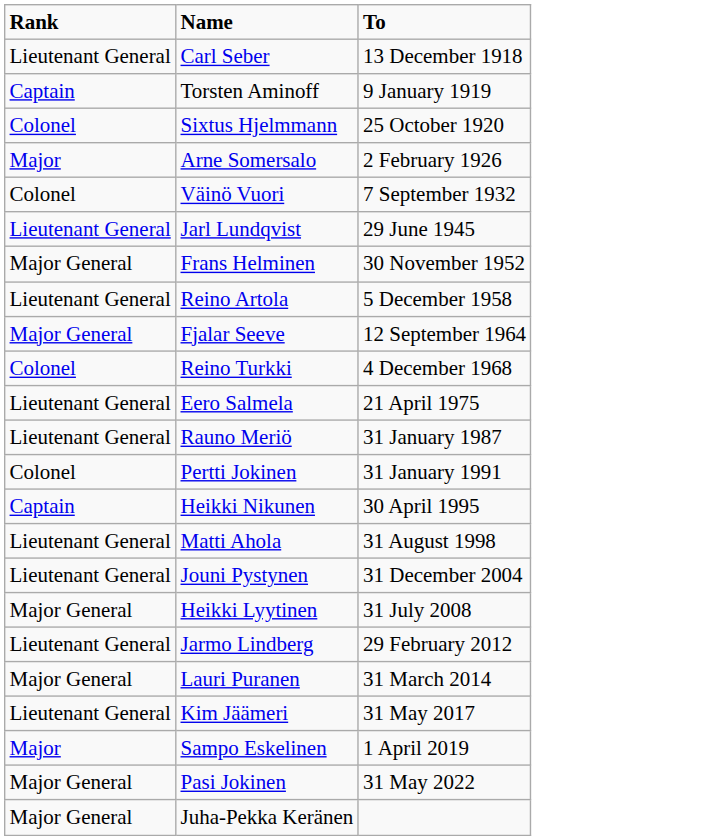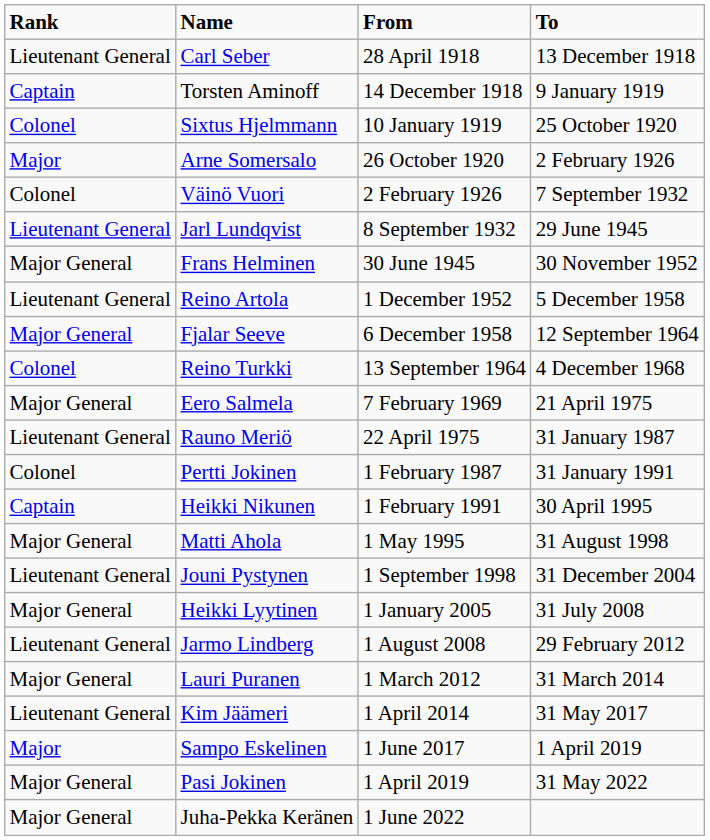+ column: (388, 21)
(90, 402) Lieutenant General -> (71, 402) Major General
(90, 540) Lieutenant General -> (71, 540) Major General
